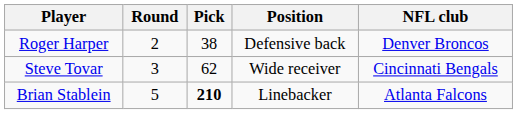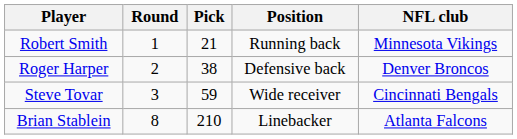+ row: (64, 43)
(209, 69) 62 -> (209, 95) 59
(155, 95) 5 -> (155, 120) 8
(209, 95) bold -> (209, 120) normal
